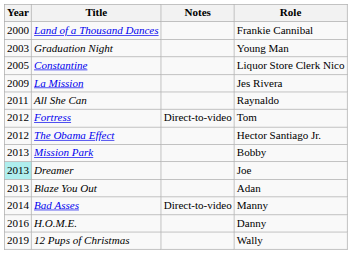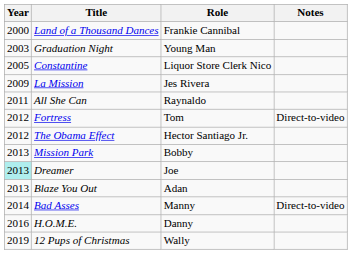columns swapped: (291, 13) <-> (198, 13)
